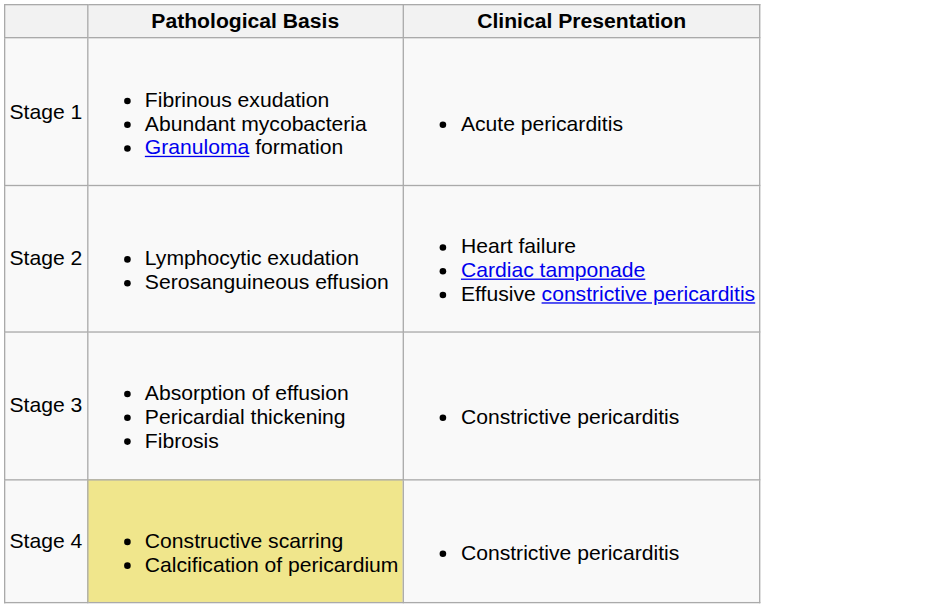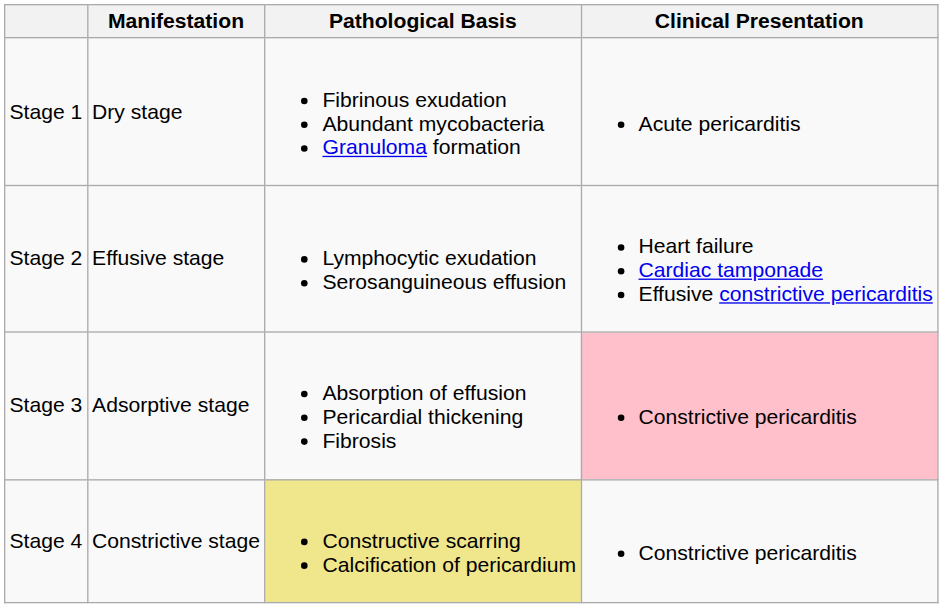+ column: (176, 21)
(582, 418) no background -> (759, 418) pink background
